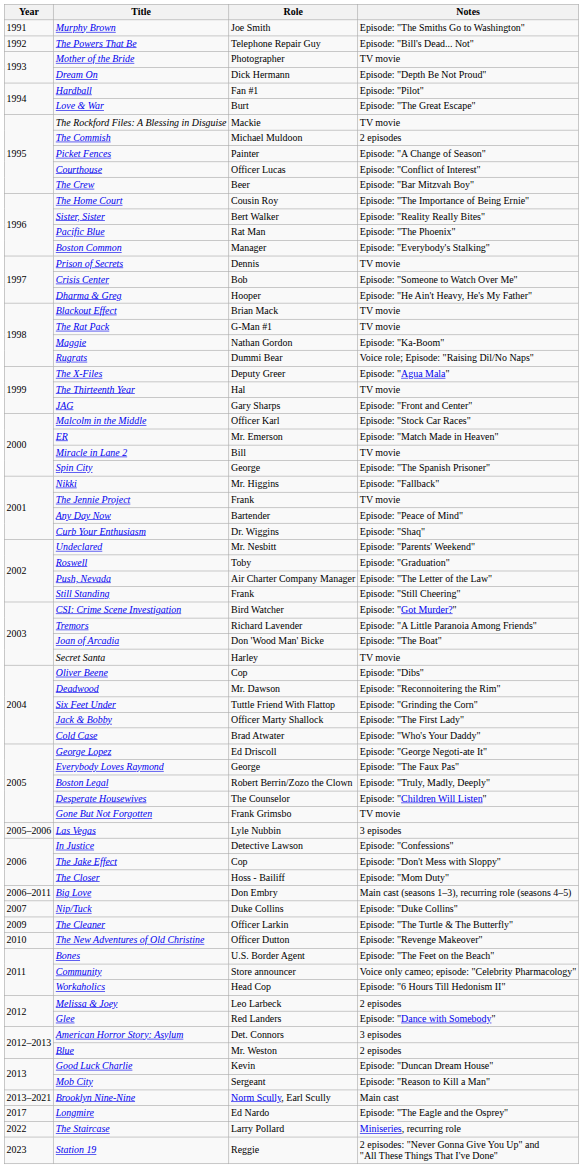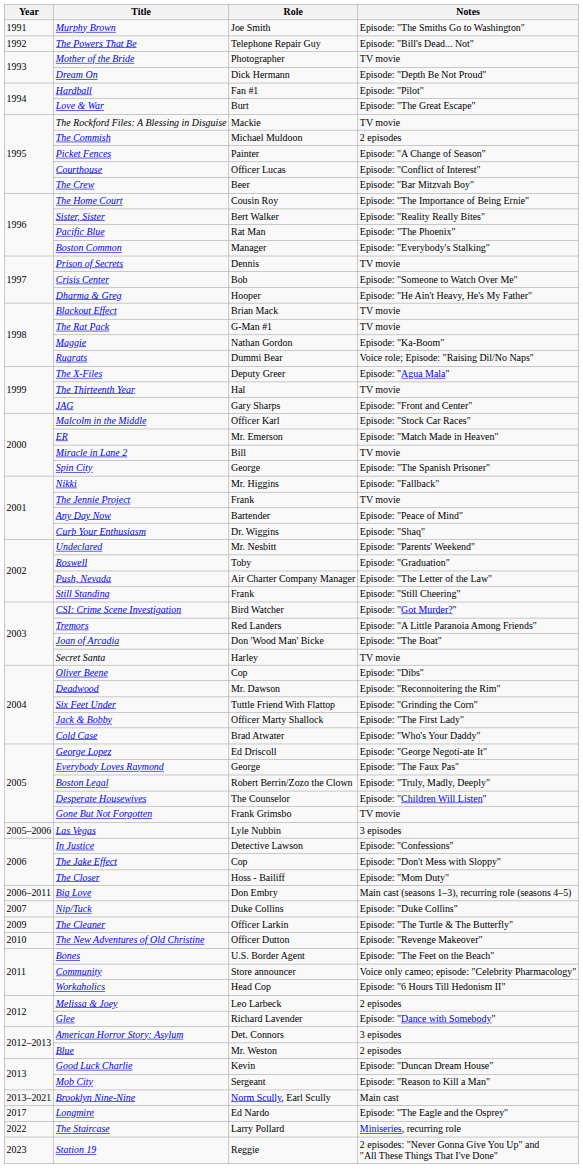(267, 625) Richard Lavender -> (256, 625) Red Landers
(256, 1019) Red Landers -> (267, 1019) Richard Lavender
